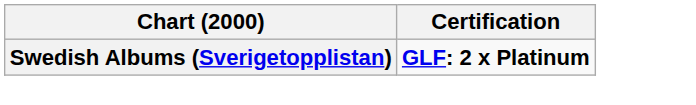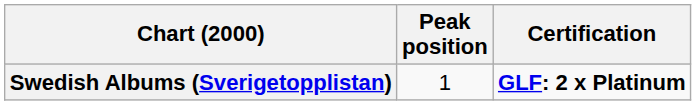+ column: (445, 34)
